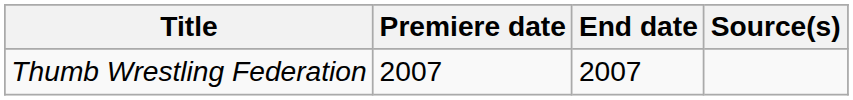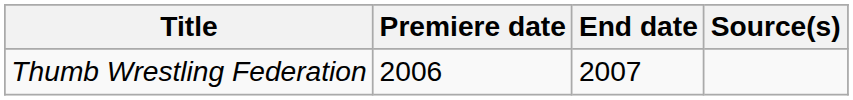(411, 71) 2007 -> (411, 71) 2006
